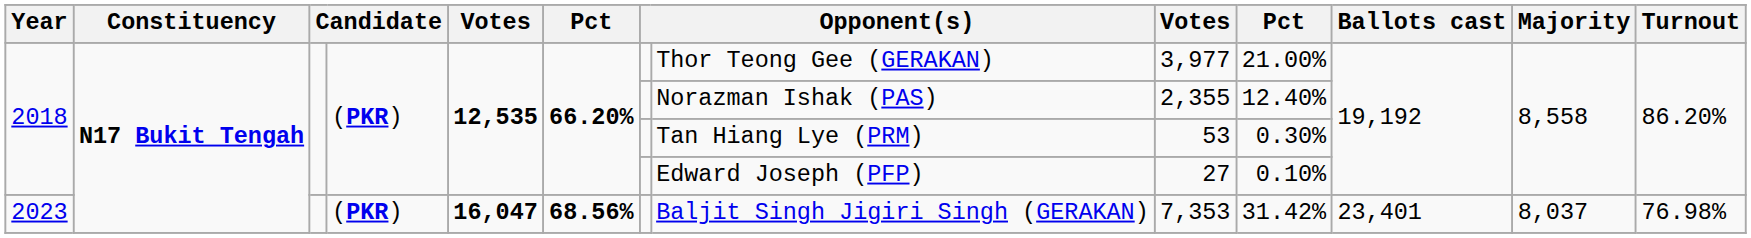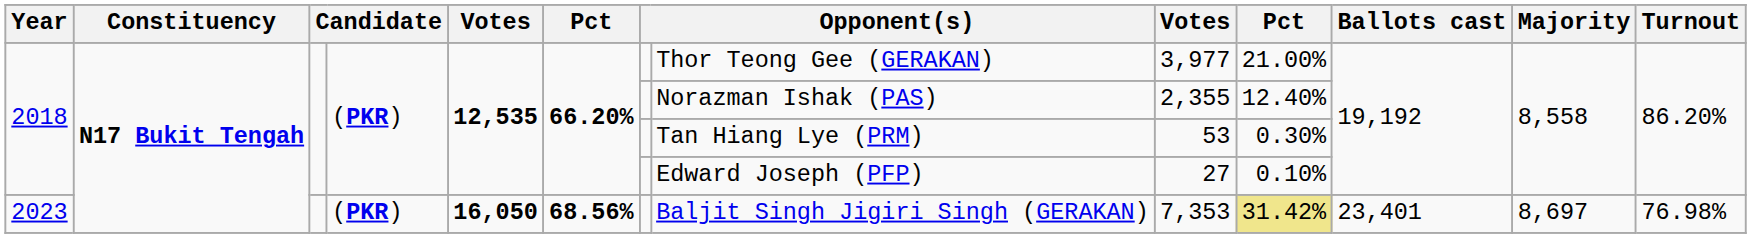(496, 213) 16,047 -> (496, 213) 16,050
(1284, 213) no background -> (1284, 213) khaki background
(1553, 213) 8,037 -> (1553, 213) 8,697
